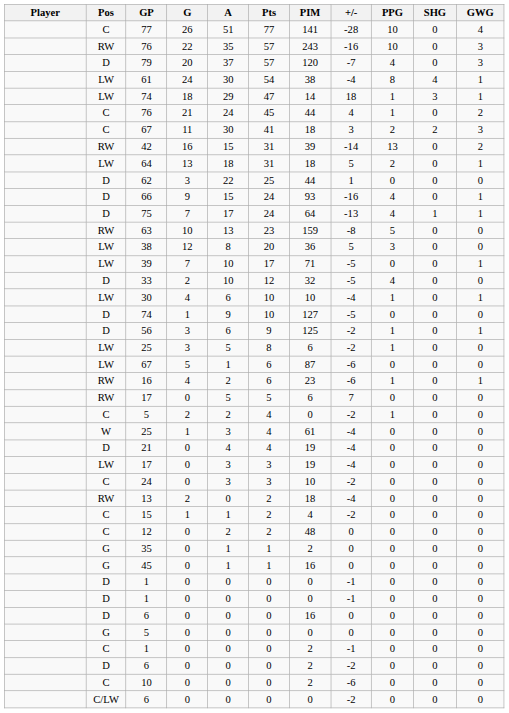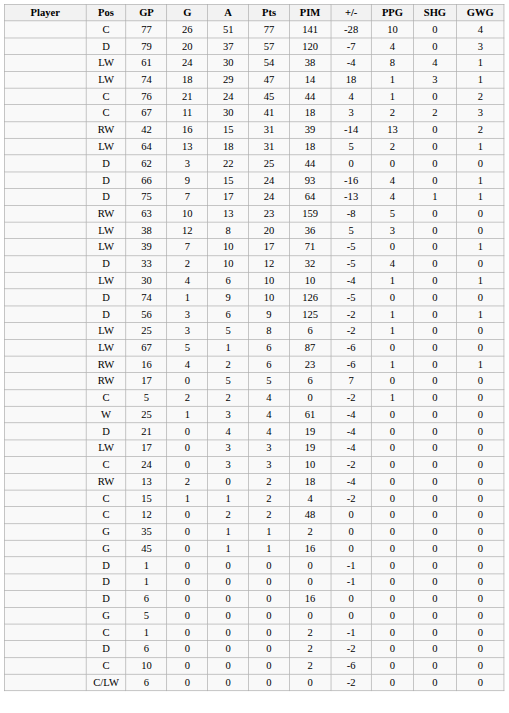- row: (106, 46)
(351, 180) 1 -> (351, 163) 0
(310, 314) 127 -> (310, 297) 126
